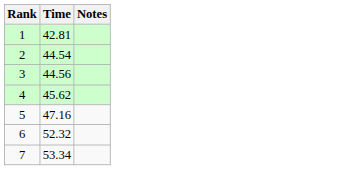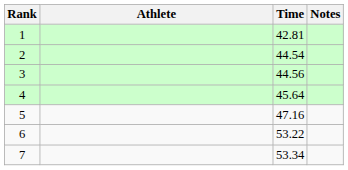+ column: (156, 14)
(57, 94) 45.62 -> (290, 94) 45.64
(57, 134) 52.32 -> (290, 134) 53.22
